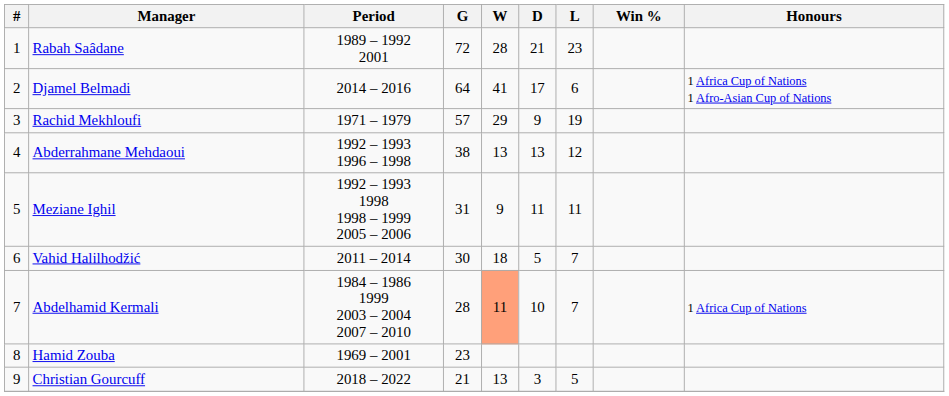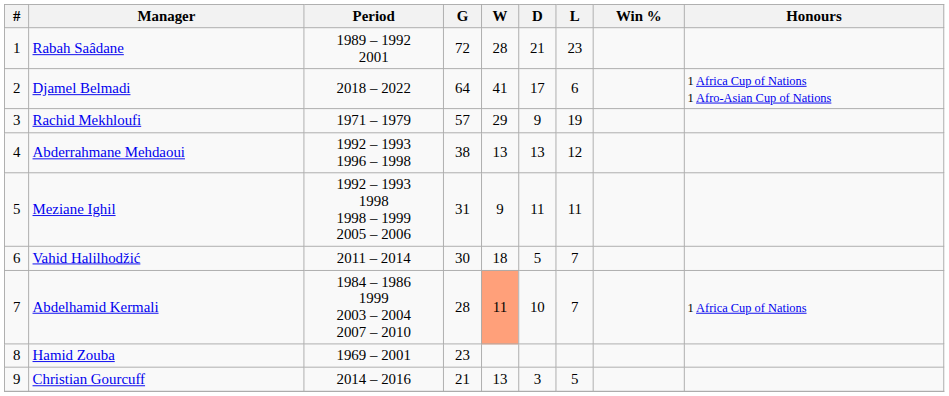(374, 88) 2014 – 2016 -> (374, 88) 2018 – 2022
(374, 379) 2018 – 2022 -> (374, 379) 2014 – 2016
